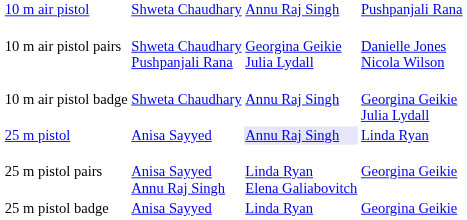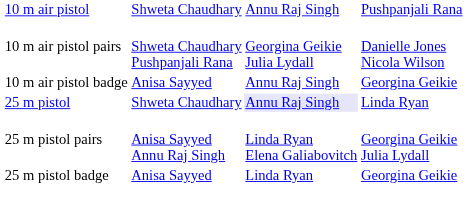(187, 99) Shweta Chaudhary -> (172, 82) Anisa Sayyed
(409, 107) Georgina Geikie Julia Lydall -> (409, 82) Georgina Geikie
(172, 135) Anisa Sayyed -> (187, 102) Shweta Chaudhary
(409, 171) Georgina Geikie -> (409, 147) Georgina Geikie Julia Lydall
